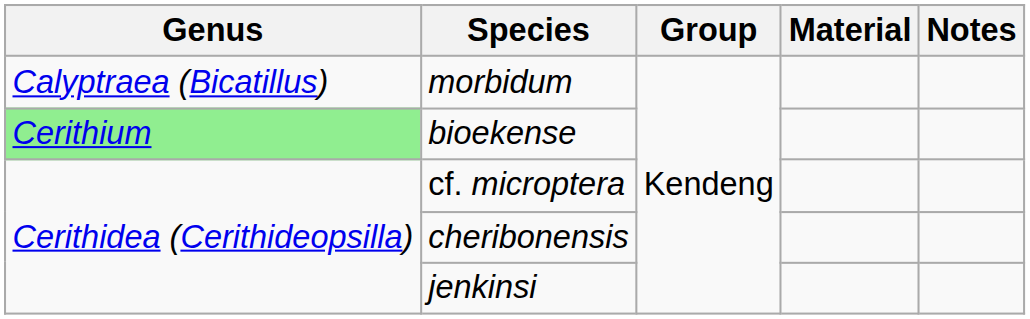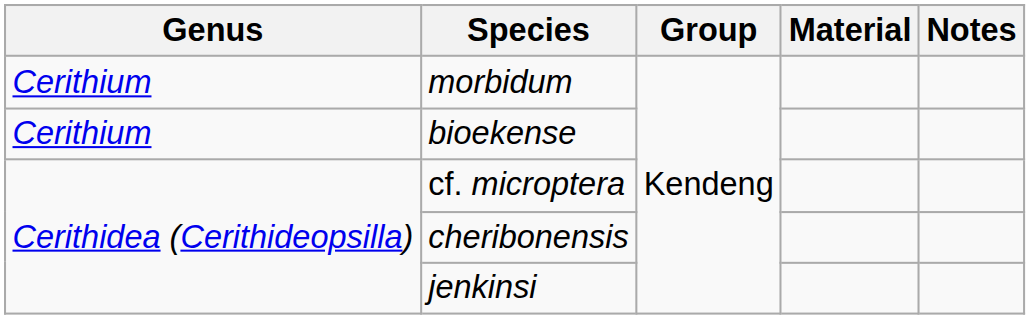(170, 81) Calyptraea (Bicatillus) -> (82, 81) Cerithium
(82, 133) lightgreen background -> (82, 133) no background
